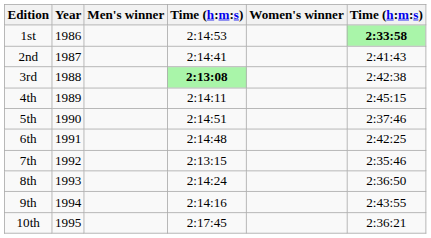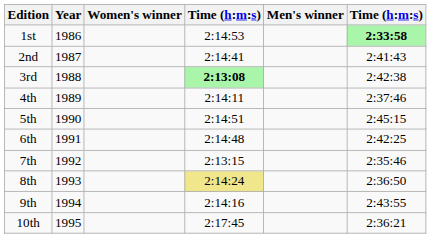columns swapped: (126, 14) <-> (297, 14)
(386, 98) 2:45:15 -> (386, 98) 2:37:46
(386, 118) 2:37:46 -> (386, 118) 2:45:15
(207, 181) no background -> (224, 181) khaki background
